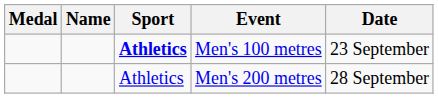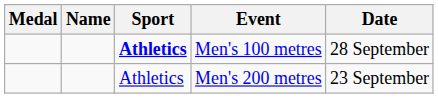(380, 49) 23 September -> (380, 49) 28 September
(380, 78) 28 September -> (380, 78) 23 September
